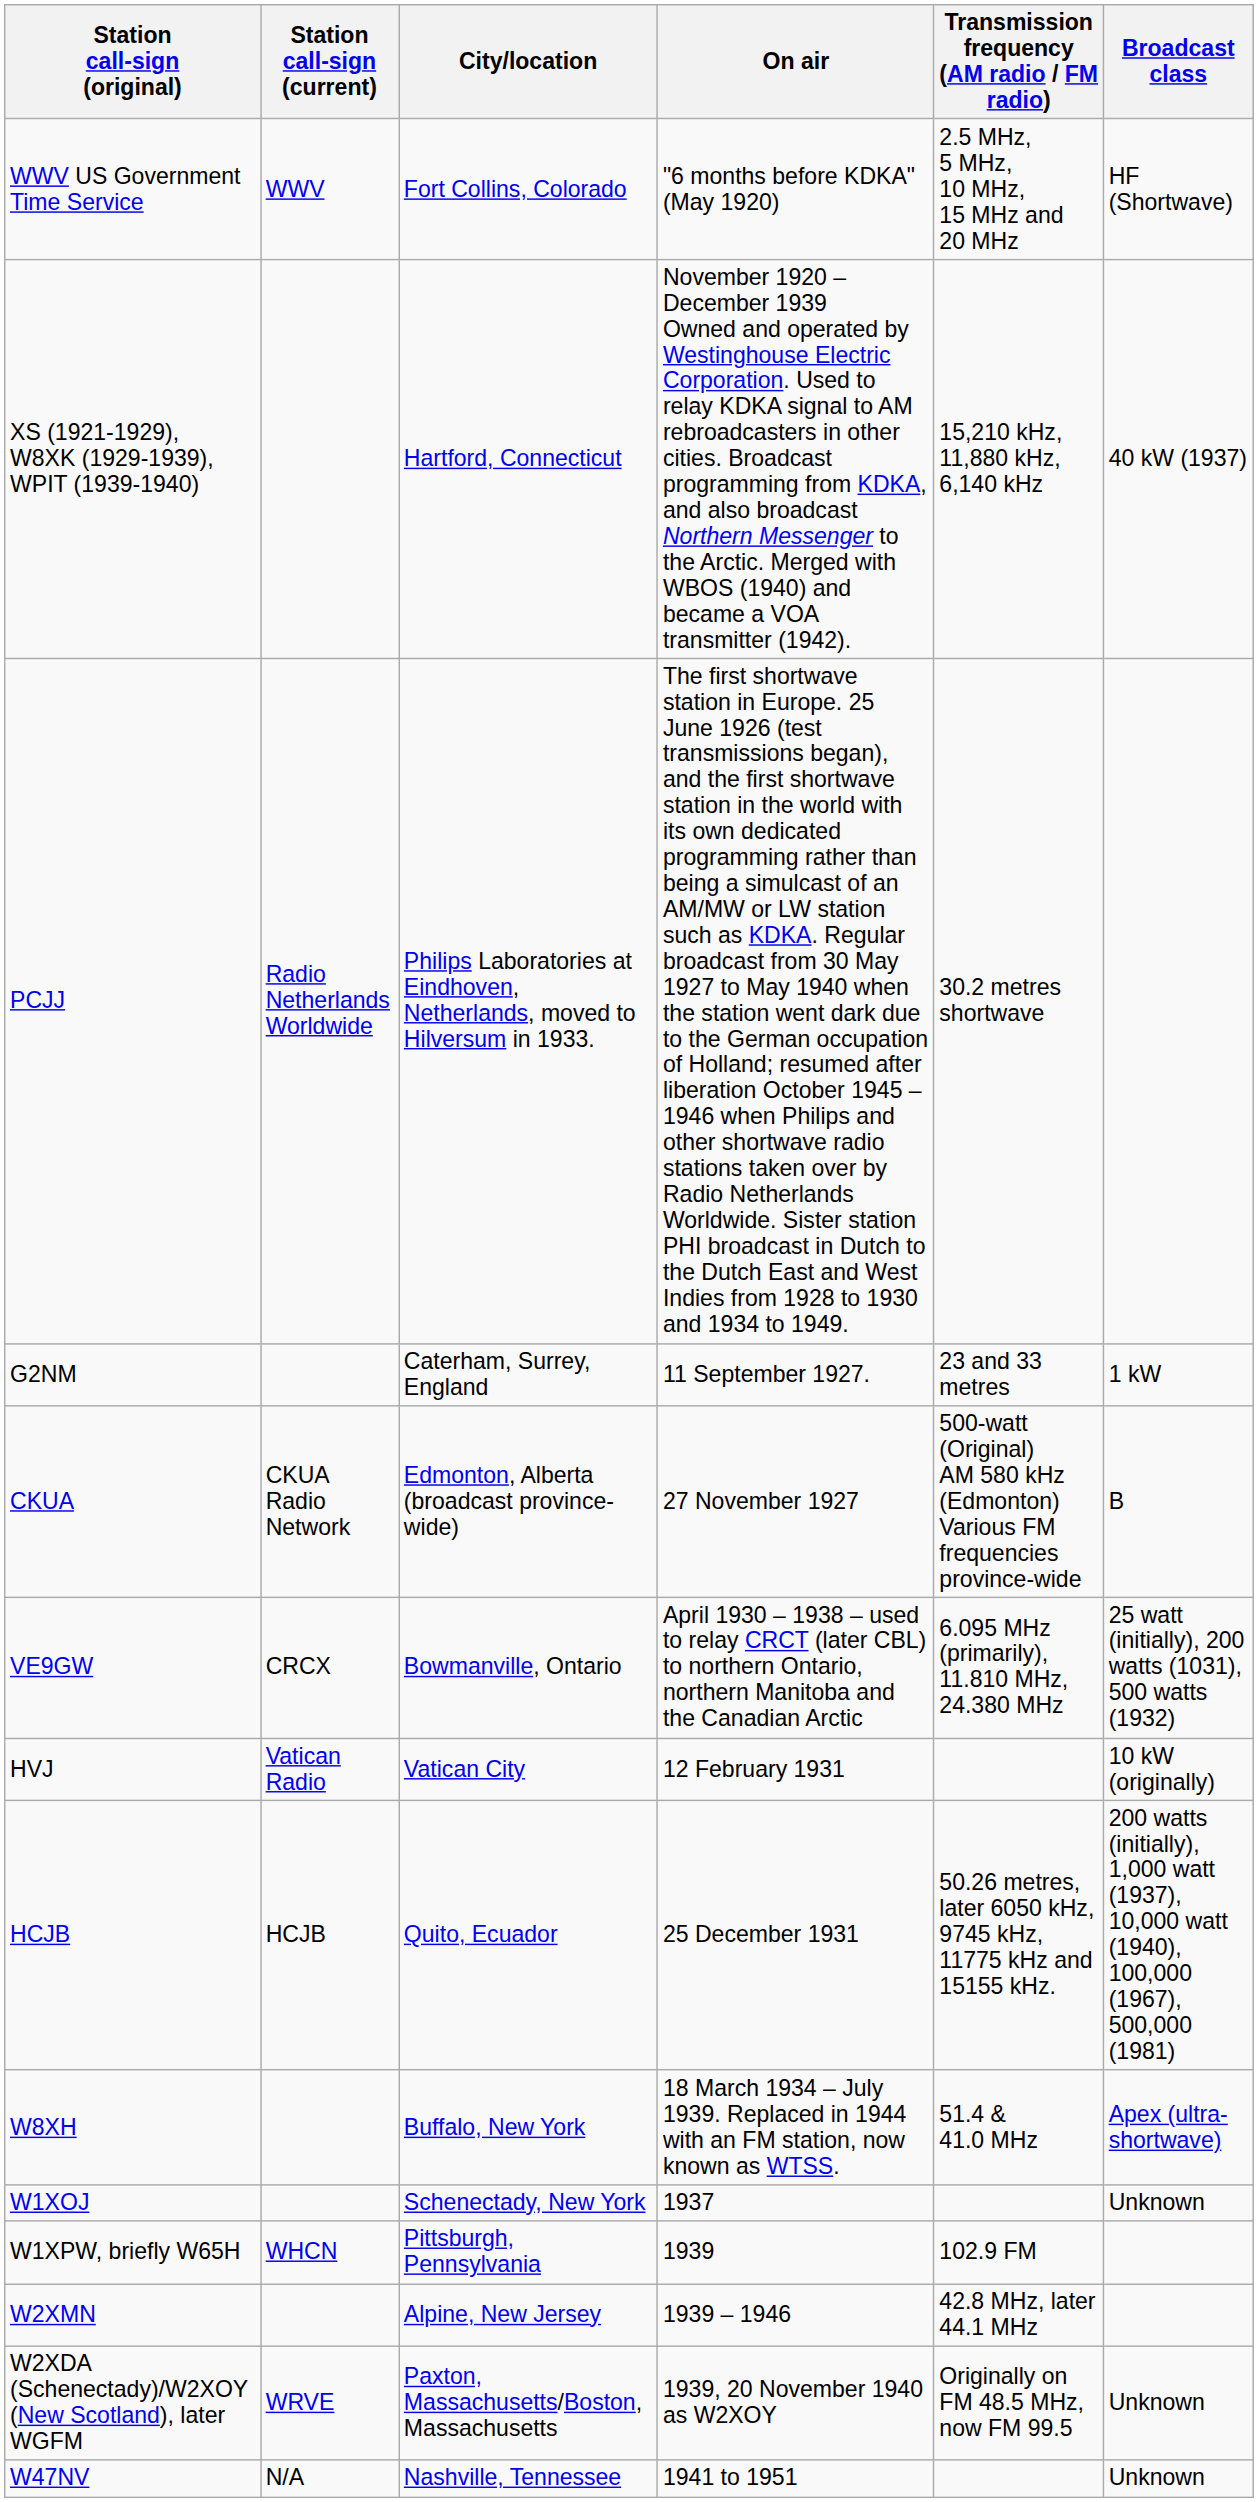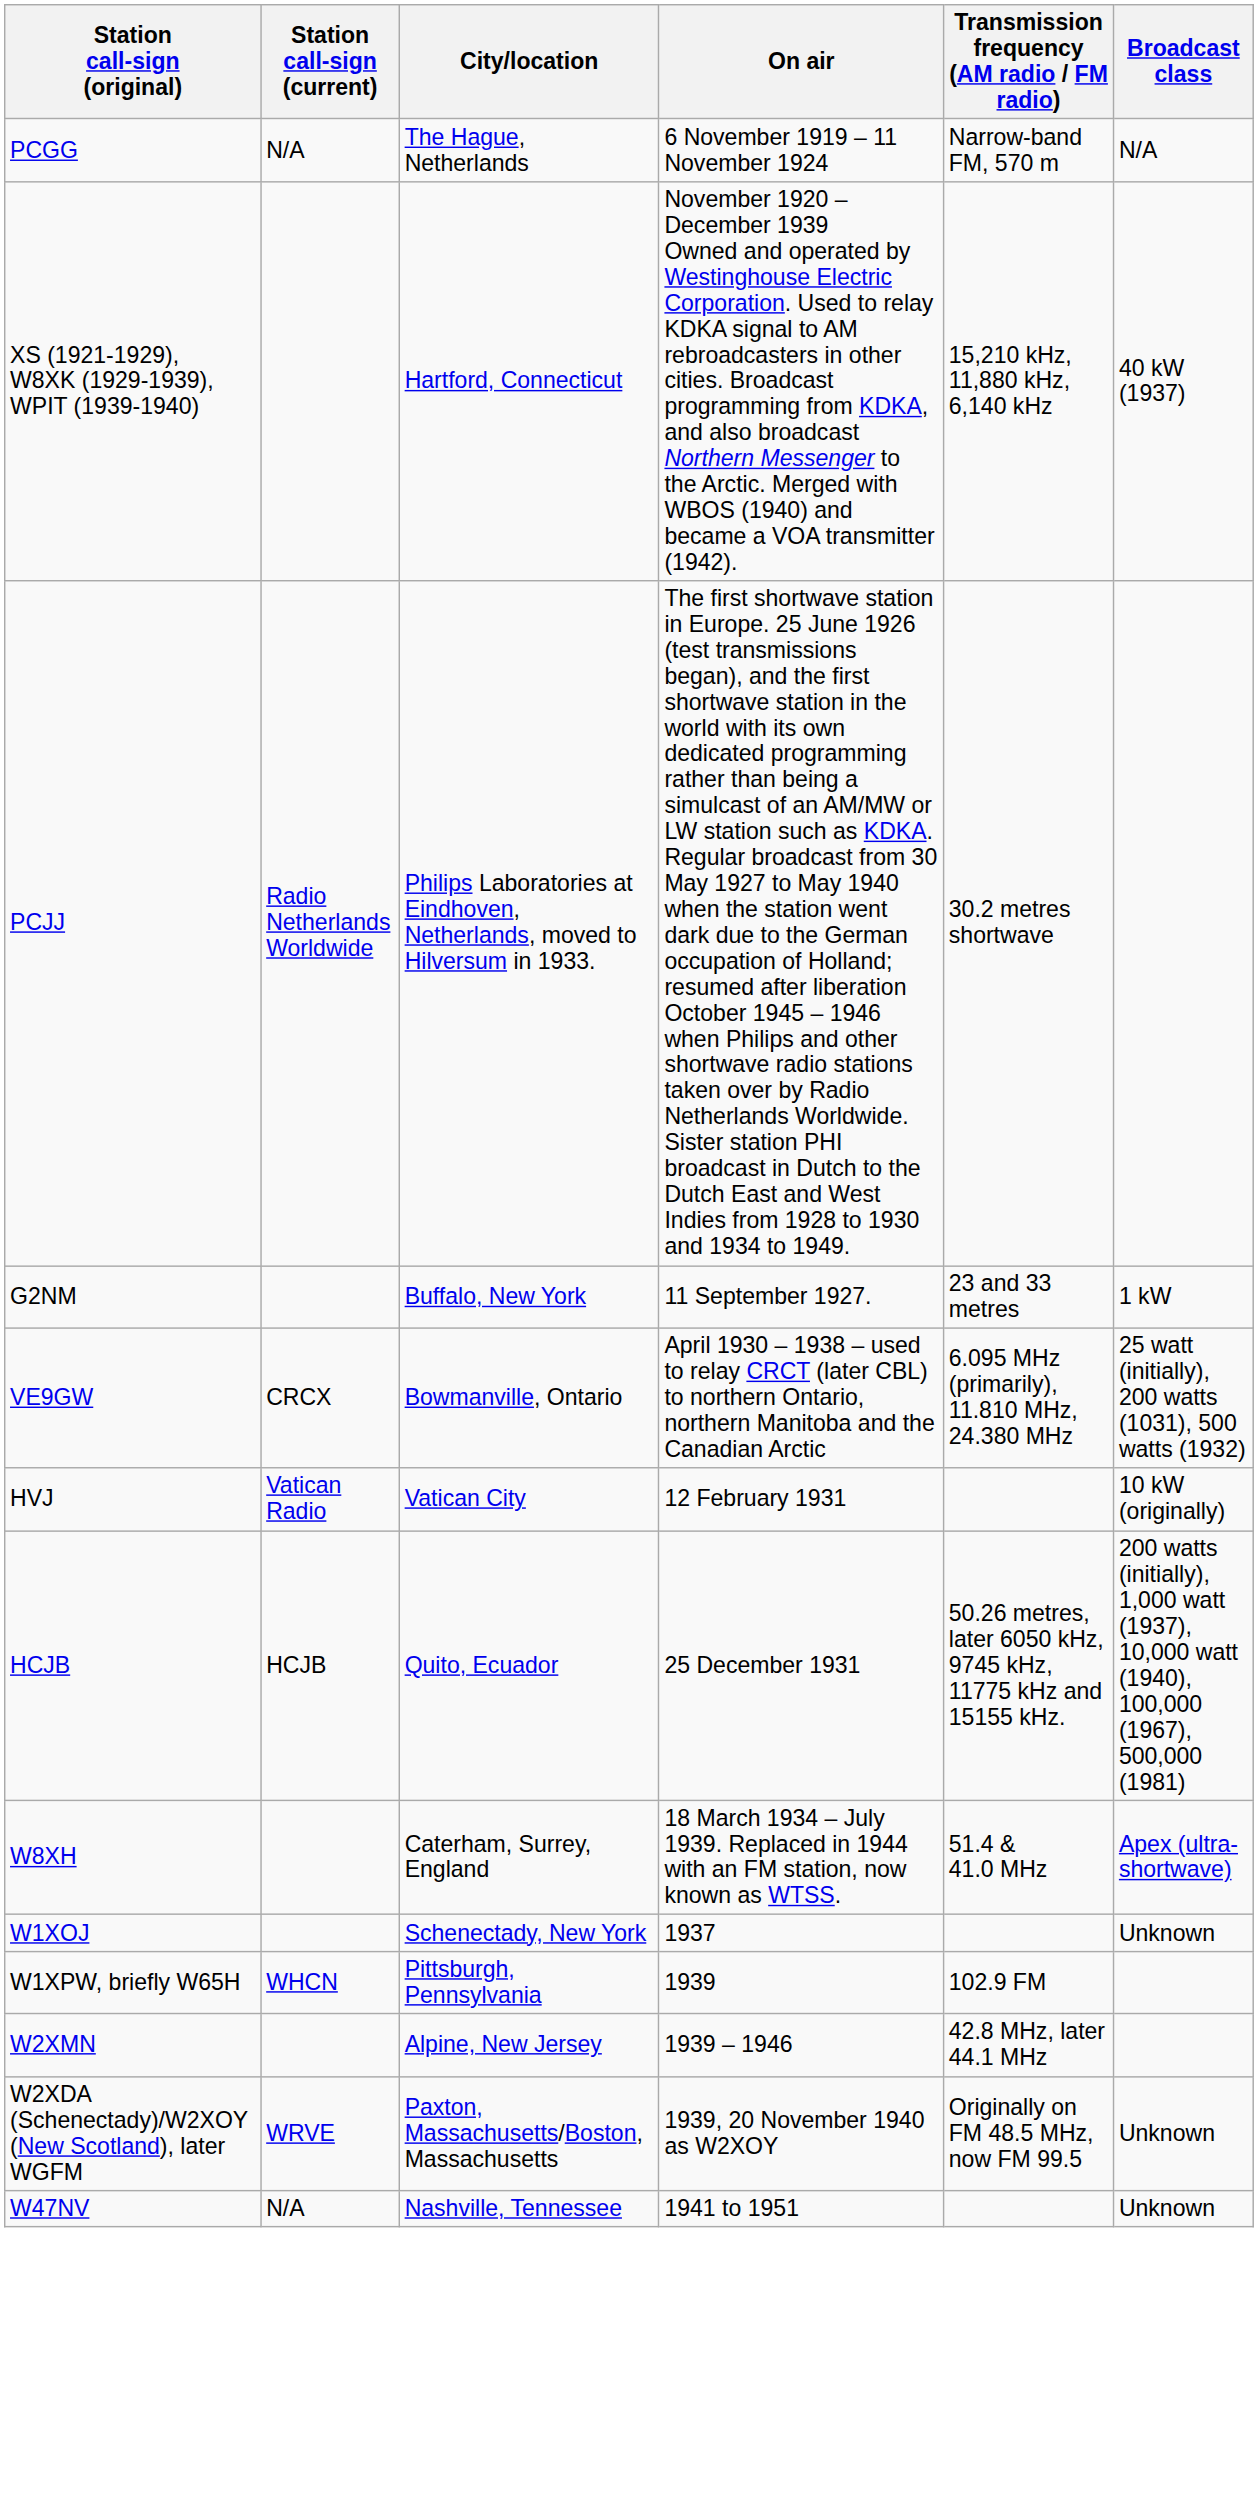+ row: (44, 150)
- row: (125, 188)
(497, 1374) Caterham, Surrey, England -> (495, 1296) Buffalo, New York
- row: (42, 1501)
(495, 2127) Buffalo, New York -> (498, 1857) Caterham, Surrey, England
